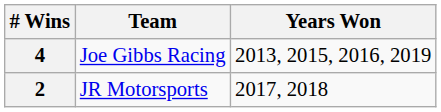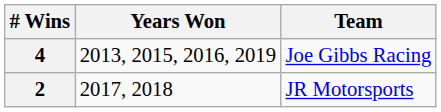columns swapped: (153, 21) <-> (333, 21)
